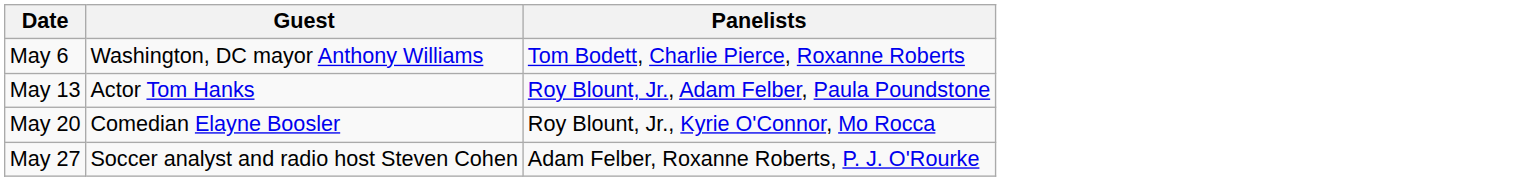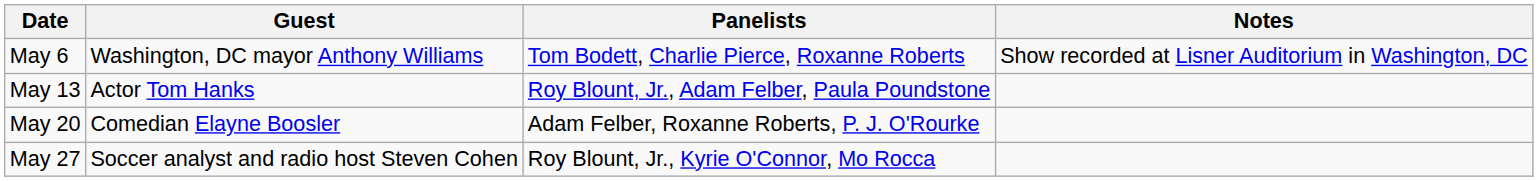+ column: (1264, 21)
(732, 124) Roy Blount, Jr., Kyrie O'Connor, Mo Rocca -> (754, 124) Adam Felber, Roxanne Roberts, P. J. O'Rourke
(754, 158) Adam Felber, Roxanne Roberts, P. J. O'Rourke -> (732, 158) Roy Blount, Jr., Kyrie O'Connor, Mo Rocca
